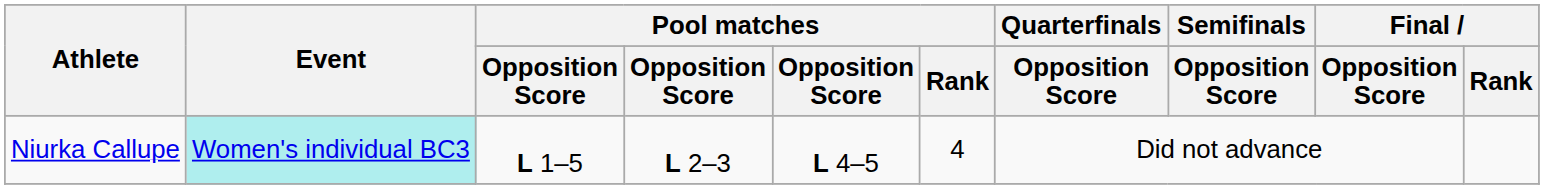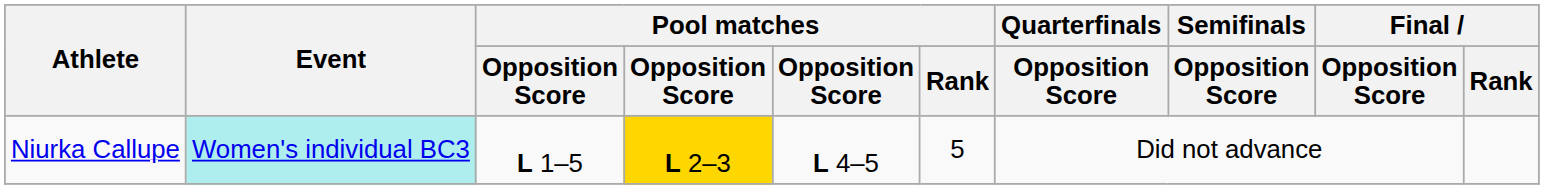(698, 164) no background -> (698, 164) gold background
(958, 150) 4 -> (958, 150) 5
